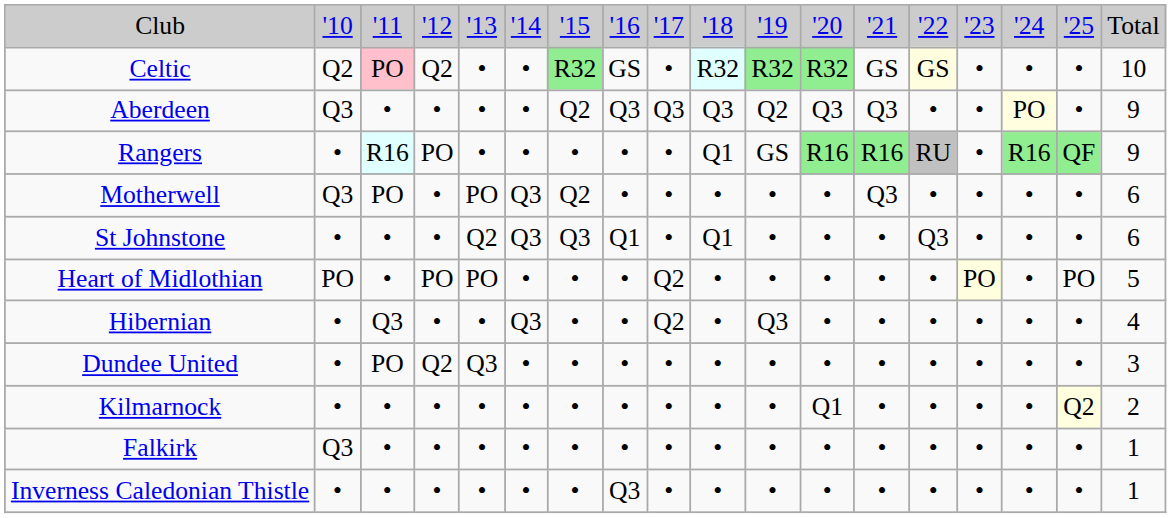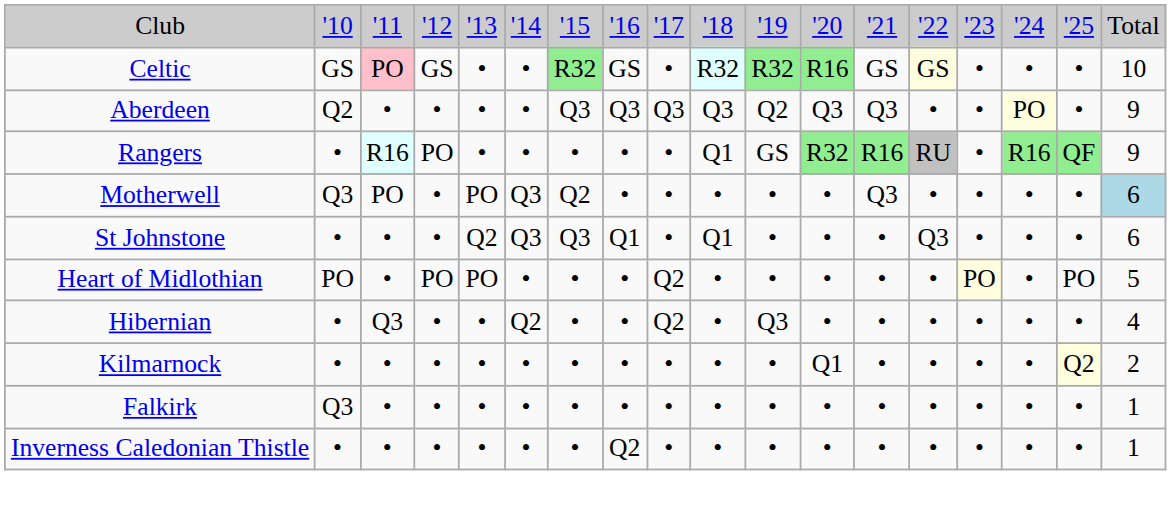(338, 68) Q2 -> (338, 68) GS
(437, 68) Q2 -> (437, 68) GS
(827, 68) R32 -> (827, 68) R16
(338, 110) Q3 -> (338, 110) Q2
(575, 110) Q2 -> (575, 110) Q3
(827, 152) R16 -> (827, 152) R32
(1133, 195) no background -> (1133, 195) lightblue background
(526, 321) Q3 -> (526, 321) Q2
- row: (160, 364)
(625, 491) Q3 -> (625, 448) Q2
